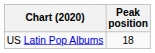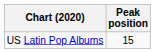(128, 40) 18 -> (128, 40) 15
